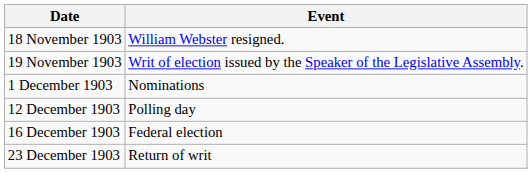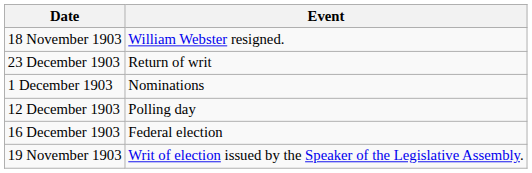rows swapped: (65, 62) <-> (64, 156)
